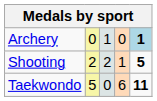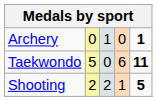(141, 39) lightblue background -> (141, 39) no background
rows swapped: (37, 62) <-> (45, 85)
